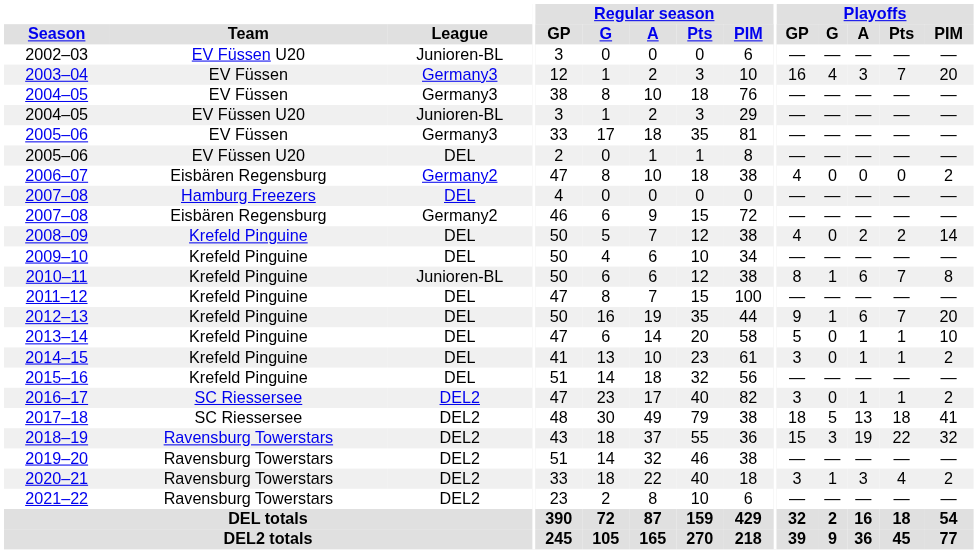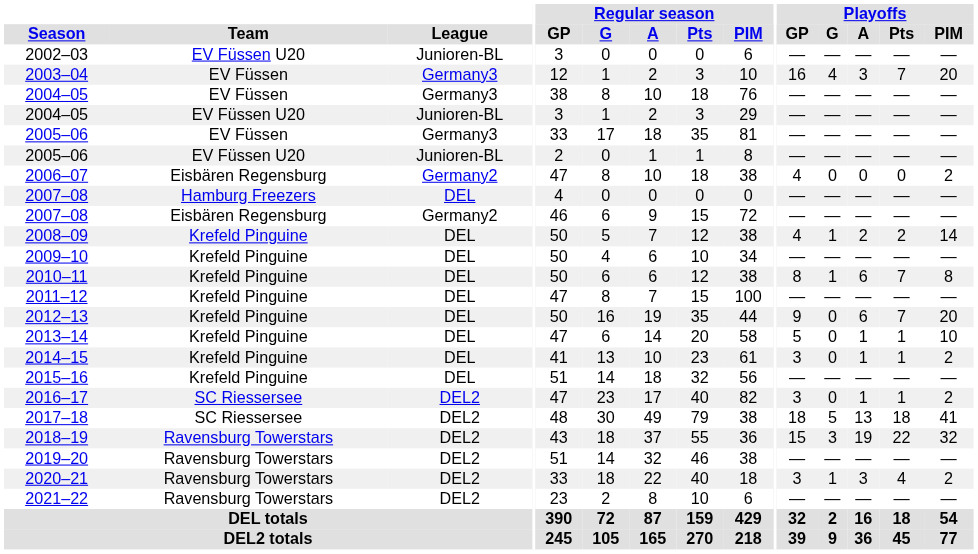(460, 155) DEL -> (460, 155) Junioren-BL
(832, 236) 0 -> (832, 236) 1
(460, 276) Junioren-BL -> (460, 276) DEL
(832, 317) 1 -> (832, 317) 0
